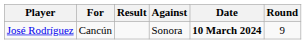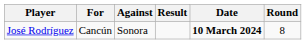columns swapped: (169, 13) <-> (132, 13)
(282, 30) 9 -> (282, 30) 8
